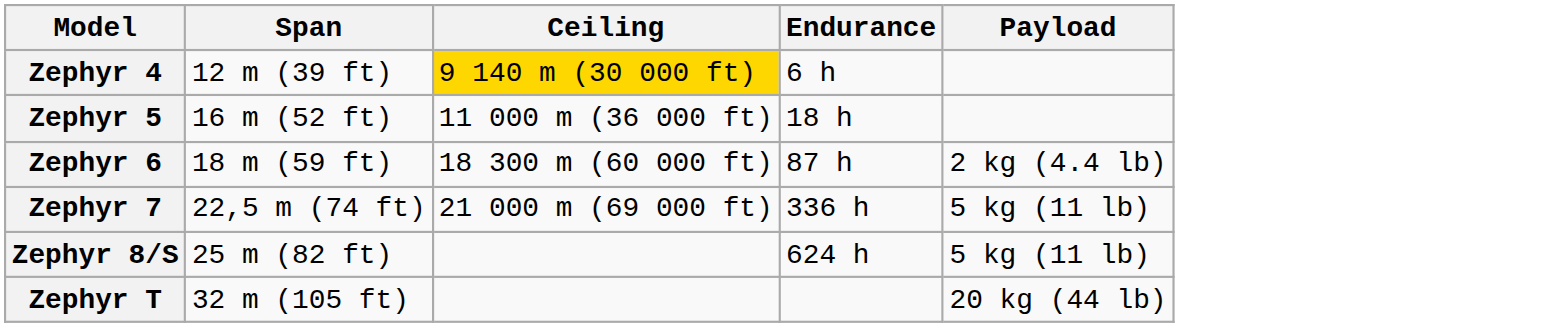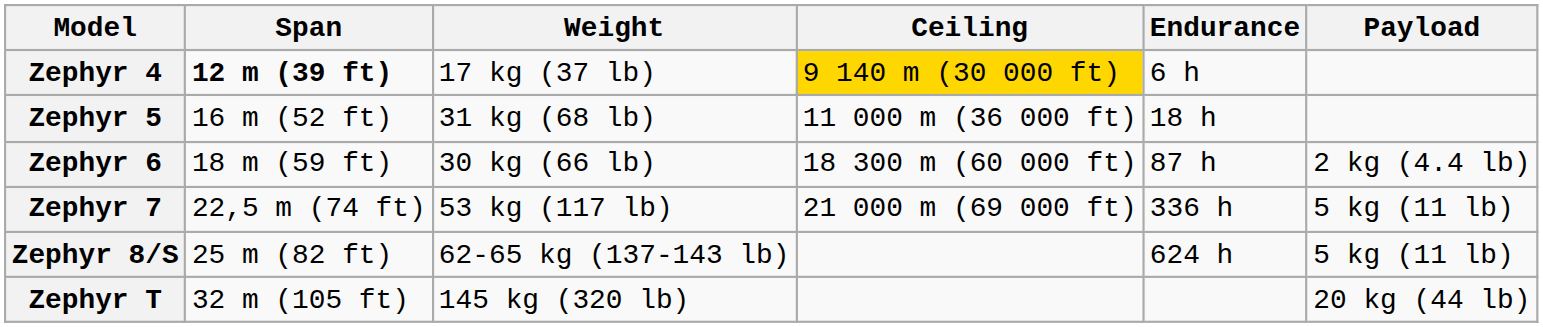+ column: (614, 28)
(292, 73) normal -> (292, 73) bold
